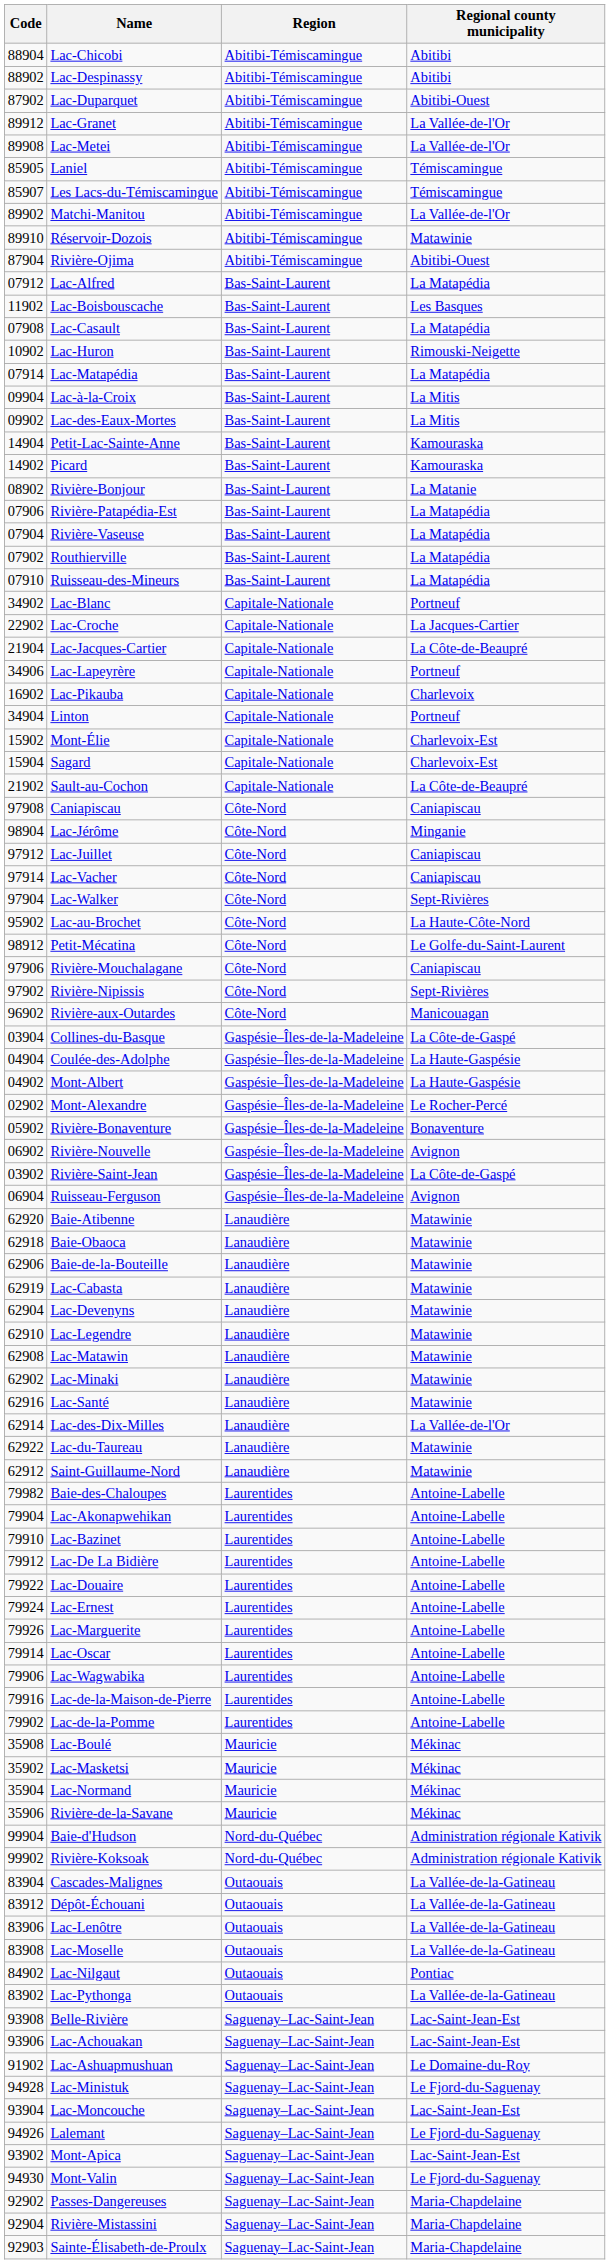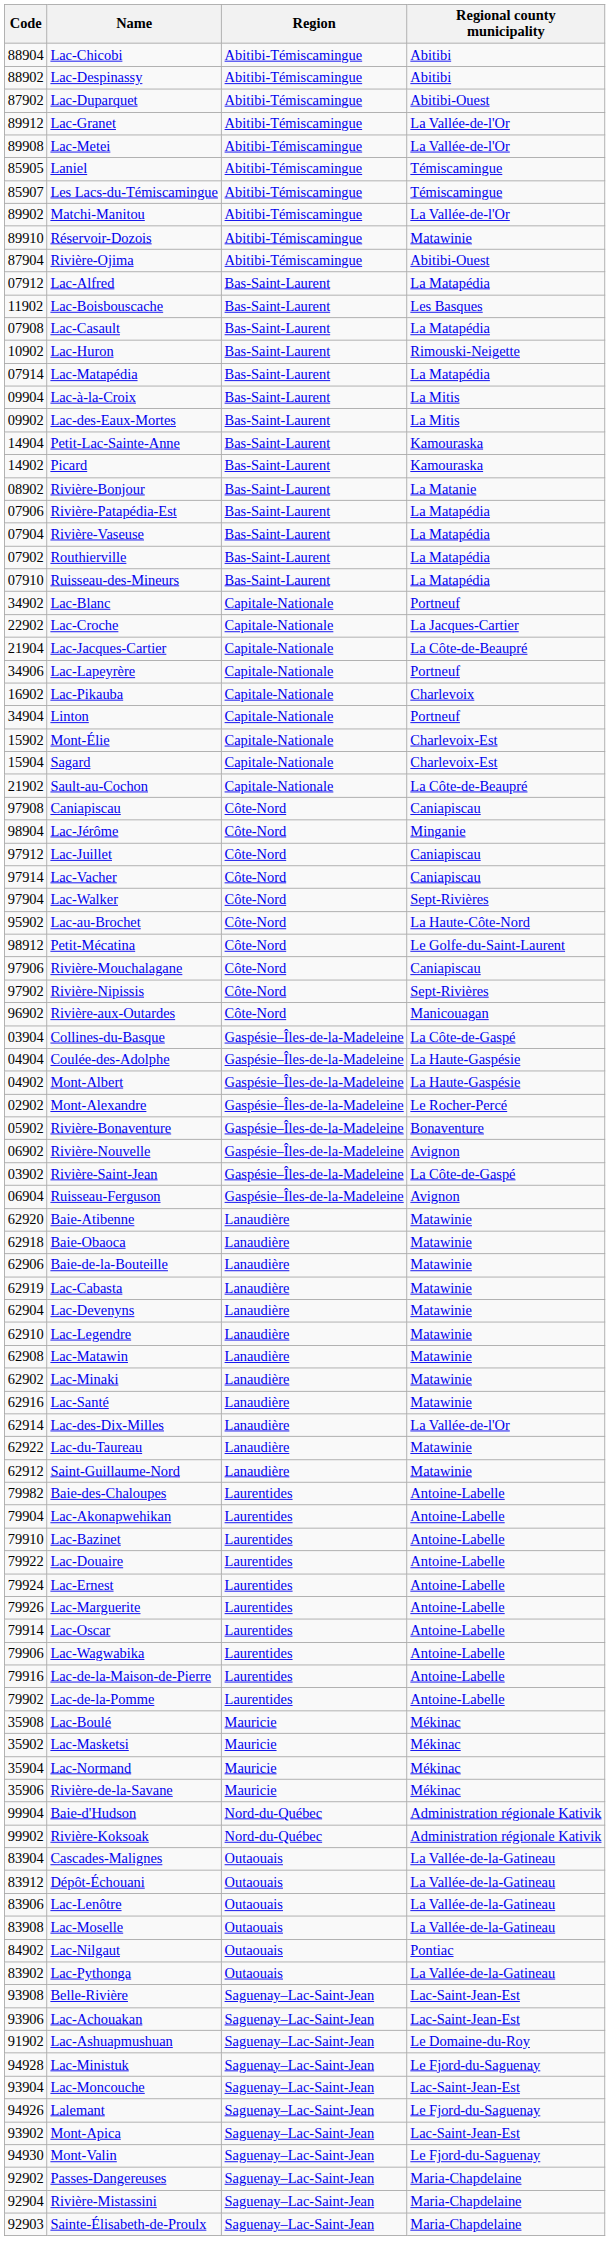- row: (104, 1562)
